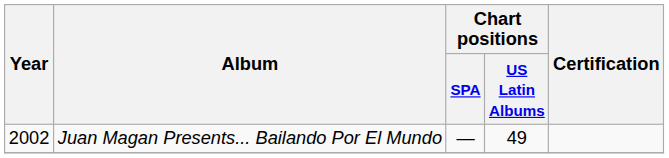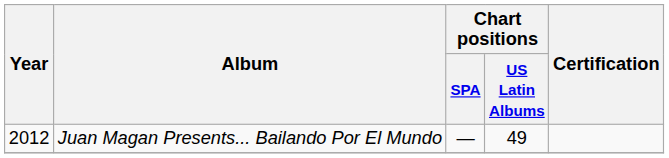(29, 138) 2002 -> (29, 138) 2012
